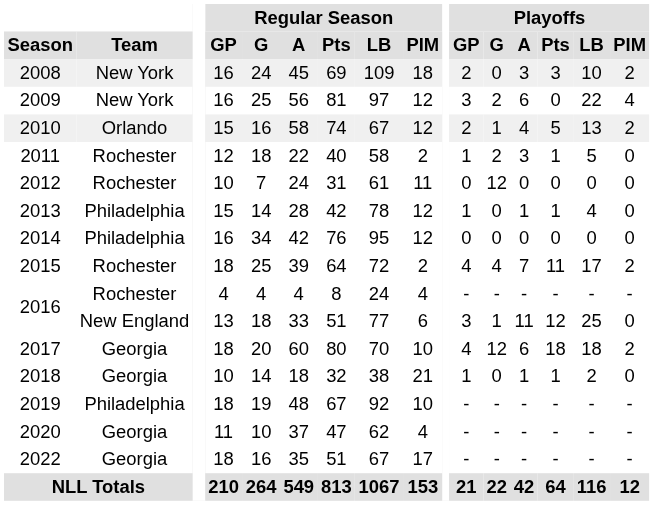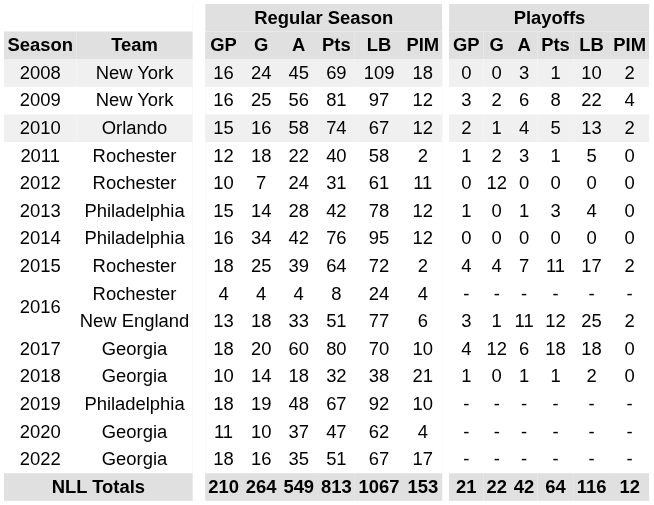(466, 72) 2 -> (466, 72) 0
(556, 72) 3 -> (556, 72) 1
(556, 100) 0 -> (556, 100) 8
(556, 210) 1 -> (556, 210) 3
(630, 321) 0 -> (630, 321) 2
(630, 348) 2 -> (630, 348) 0
